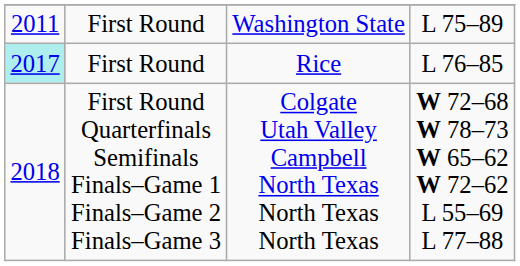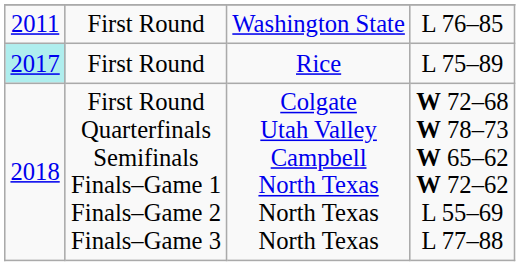(462, 24) L 75–89 -> (462, 24) L 76–85
(462, 63) L 76–85 -> (462, 63) L 75–89
